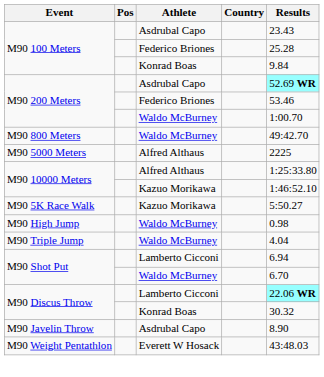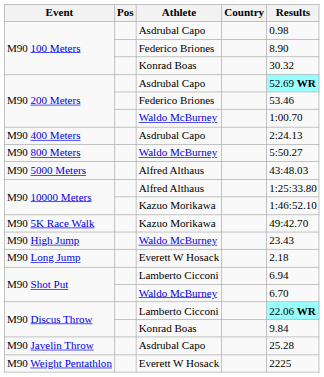(282, 30) 23.43 -> (279, 30) 0.98
(282, 48) 25.28 -> (279, 48) 8.90
(279, 65) 9.84 -> (282, 65) 30.32
+ row: (44, 135)
(289, 135) 49:42.70 -> (286, 153) 5:50.27
(280, 153) 2225 -> (289, 170) 43:48.03
(286, 205) 5:50.27 -> (289, 223) 49:42.70
(279, 223) 0.98 -> (282, 240) 23.43
+ row: (44, 258)
- row: (45, 240)
(282, 310) 30.32 -> (279, 328) 9.84
(279, 328) 8.90 -> (282, 345) 25.28
(289, 345) 43:48.03 -> (280, 363) 2225
